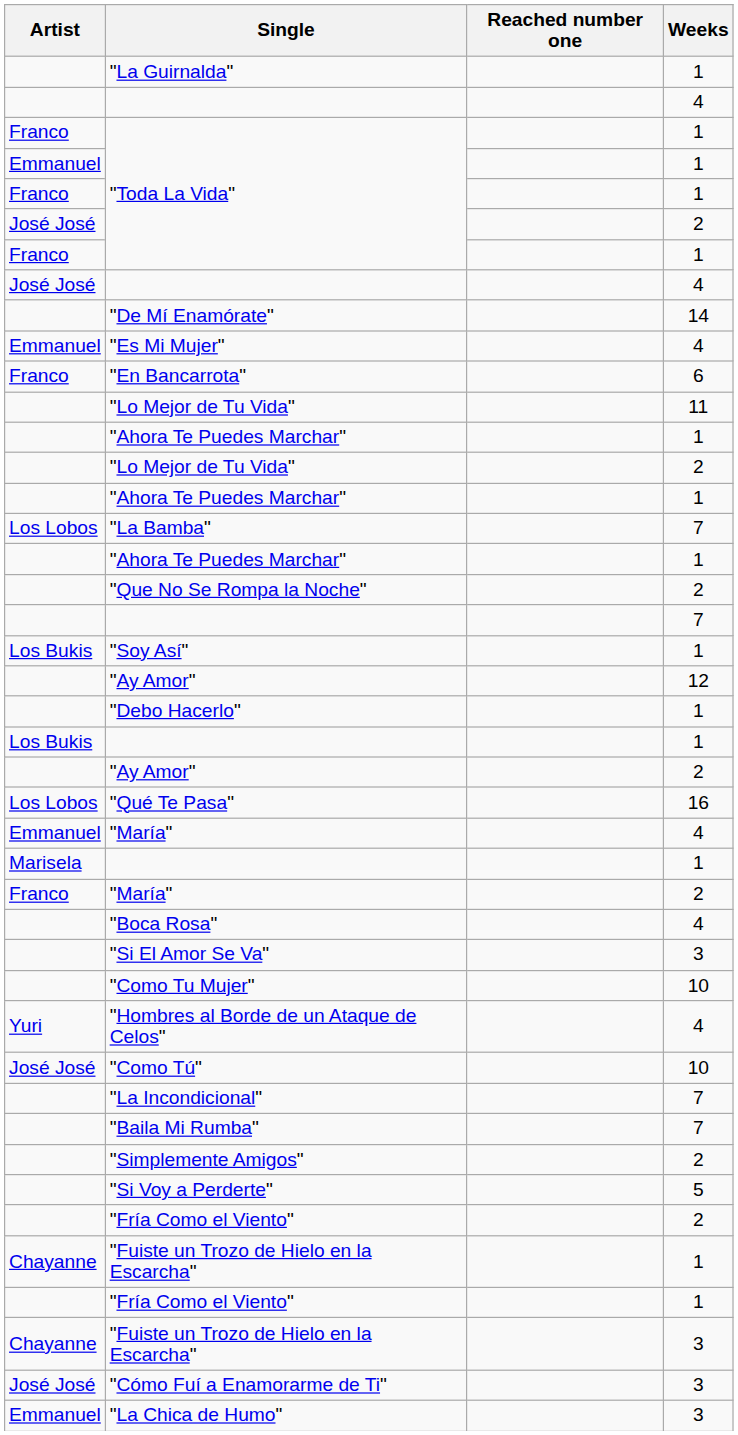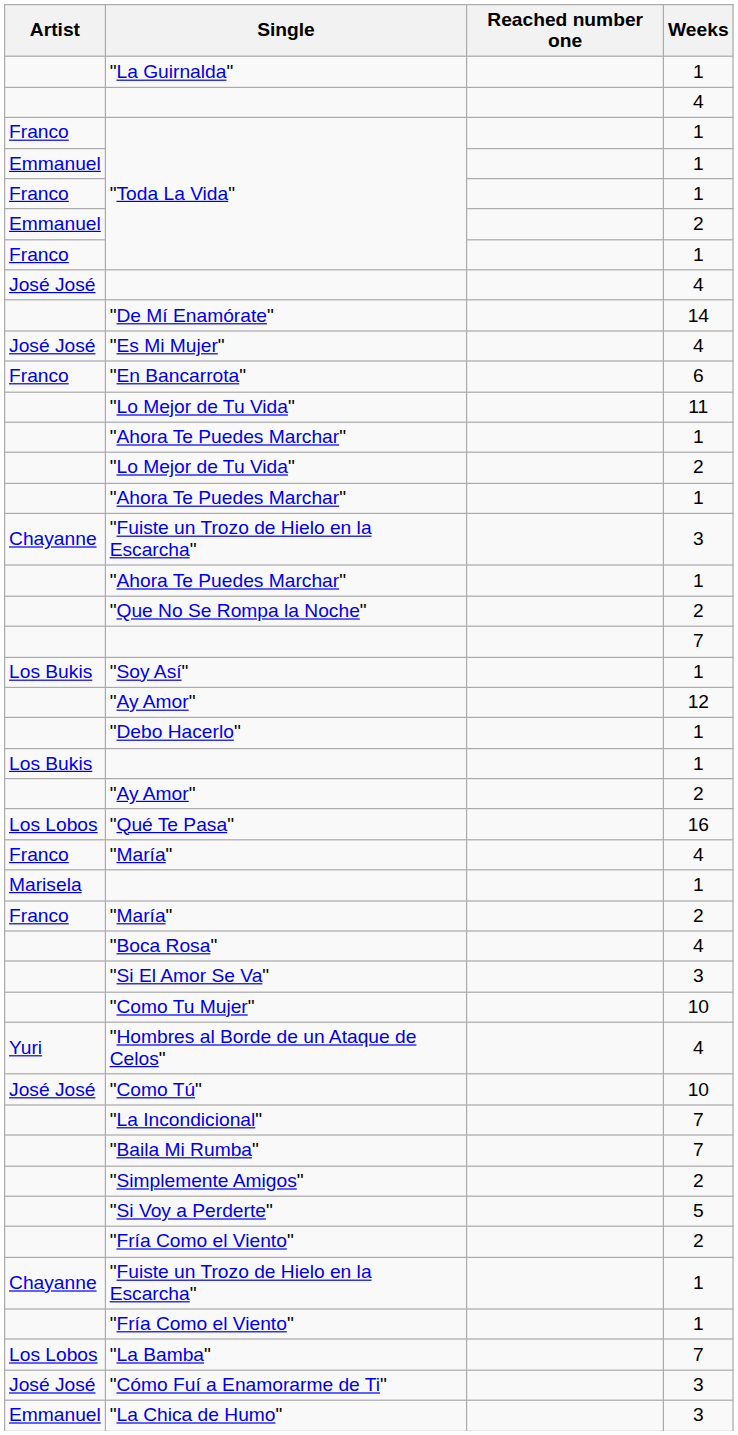(52, 224) José José -> (55, 224) Emmanuel
(55, 345) Emmanuel -> (52, 345) José José
rows swapped: (160, 528) <-> (241, 1343)
(55, 833) Emmanuel -> (39, 854) Franco
